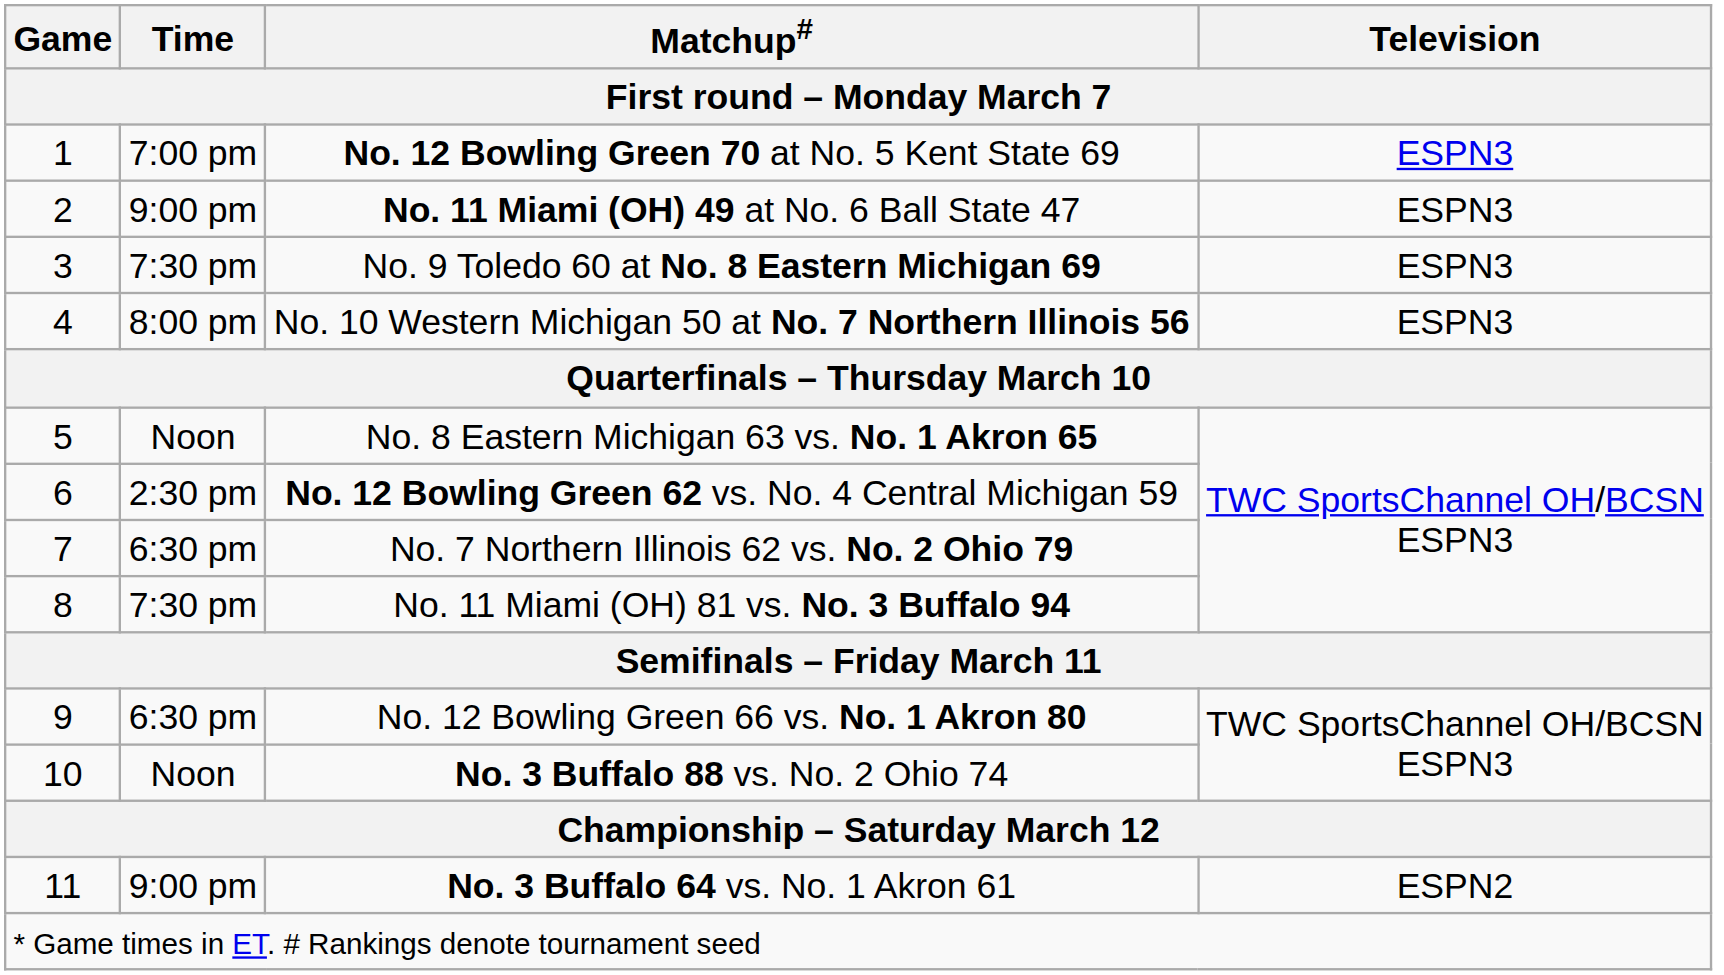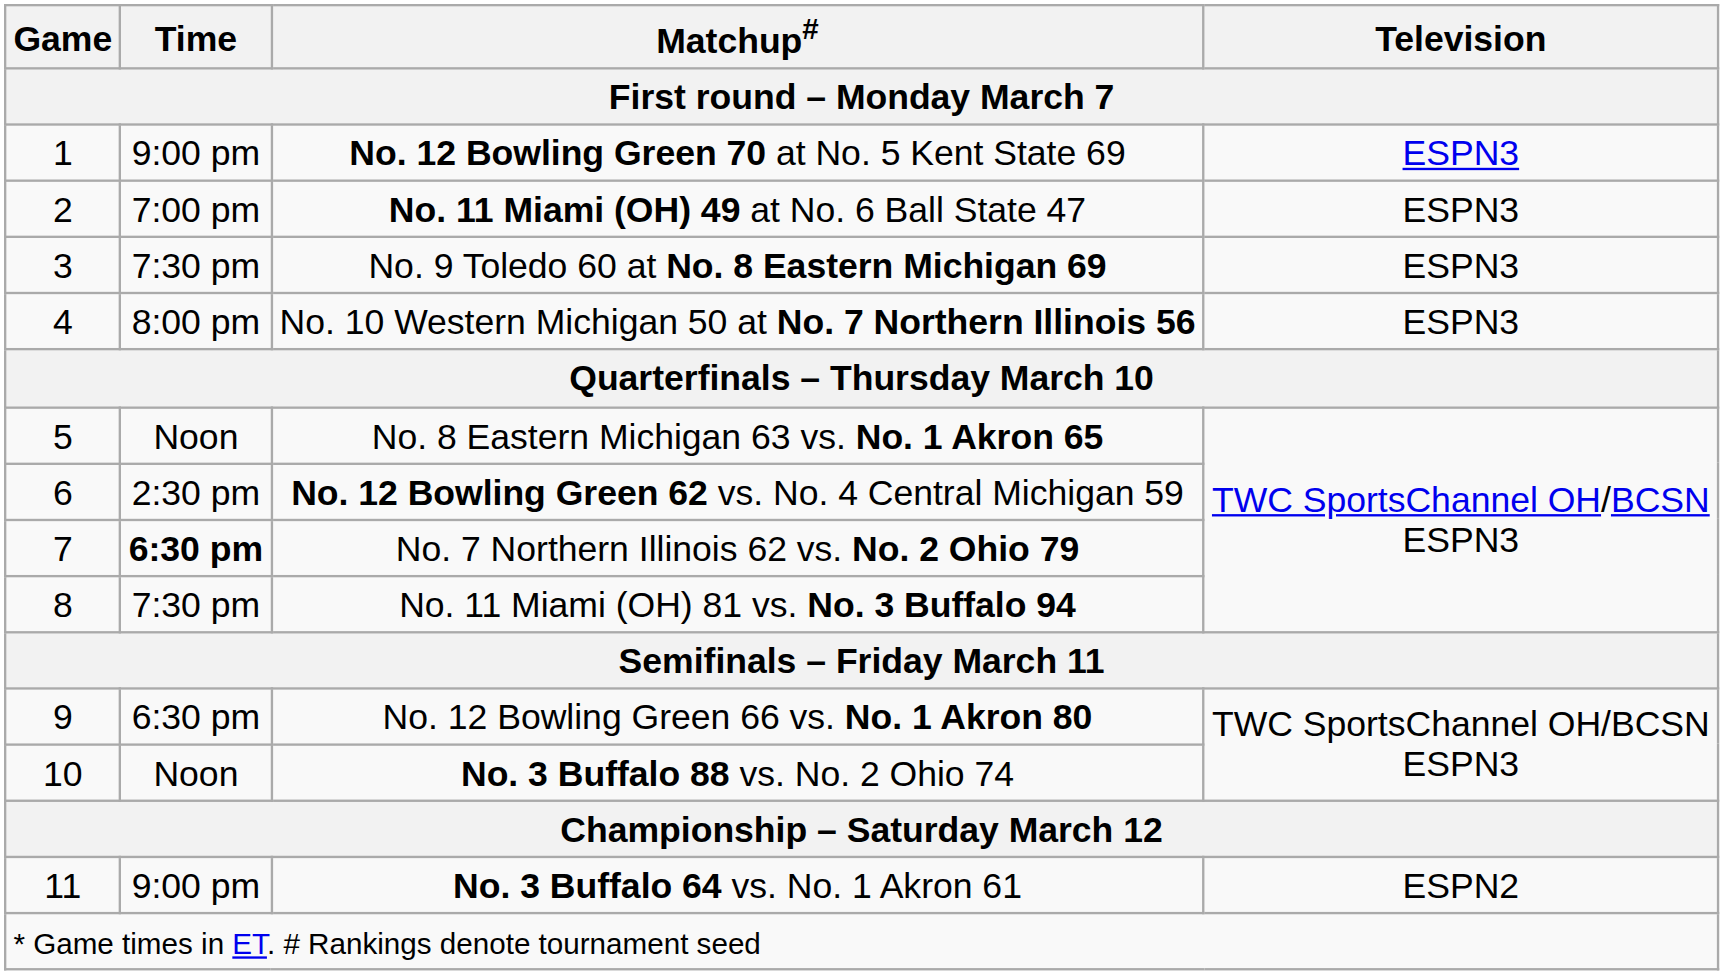(193, 153) 7:00 pm -> (196, 153) 9:00 pm
(193, 210) 9:00 pm -> (196, 210) 7:00 pm
(193, 547) normal -> (196, 547) bold
